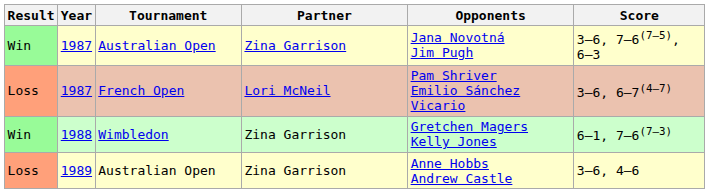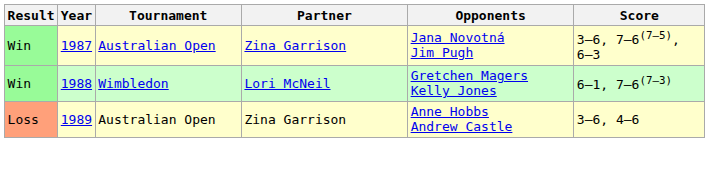- row: (76, 91)
(295, 134) Zina Garrison -> (287, 83) Lori McNeil
